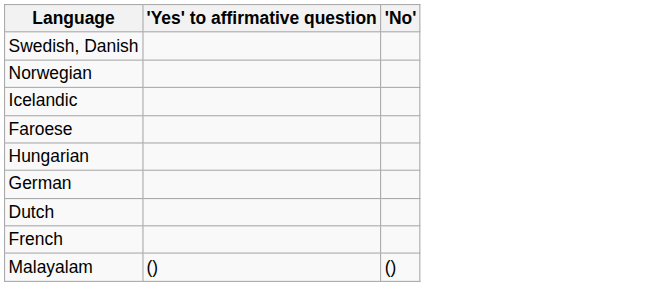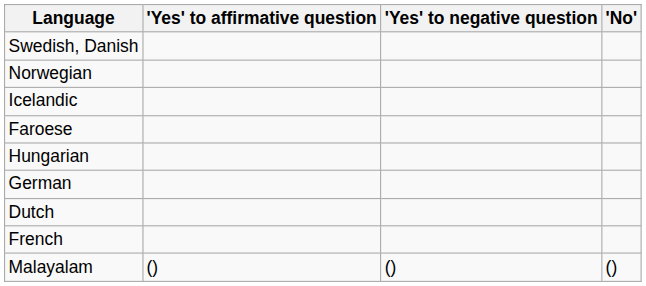+ column: (491, 18)
